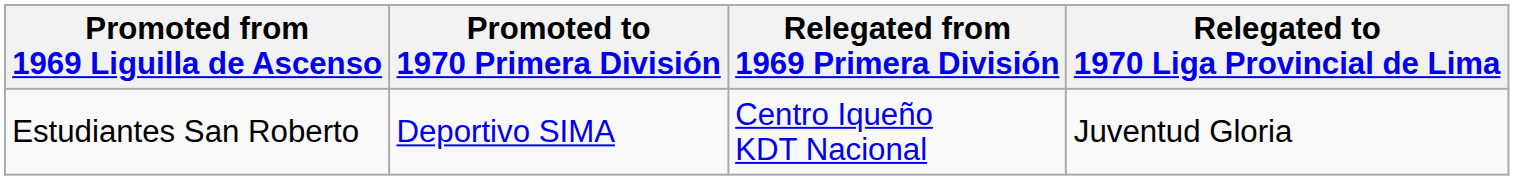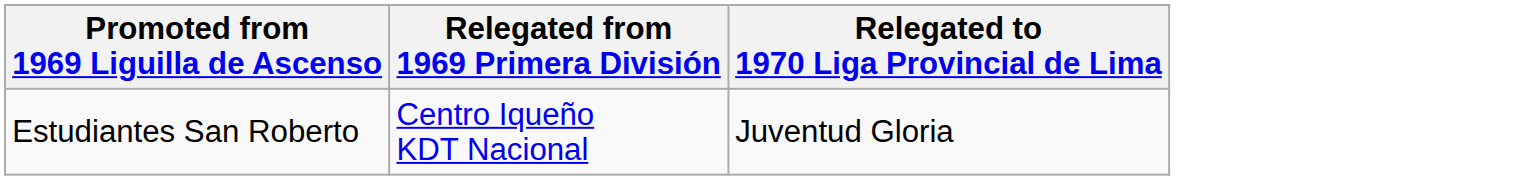- column: (559, 46)
